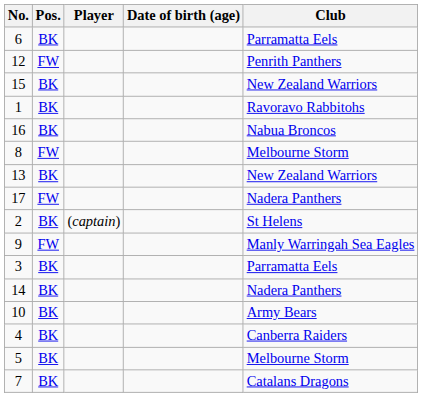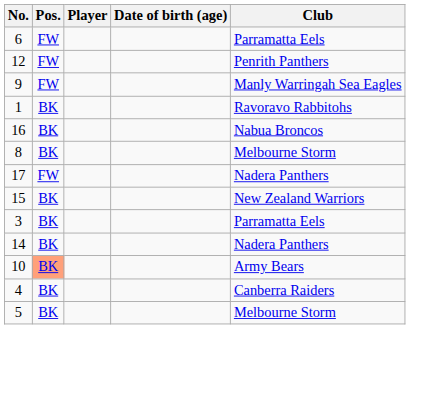(48, 38) BK -> (48, 38) FW
rows swapped: (18, 244) <-> (18, 84)
(48, 152) FW -> (48, 152) BK
- row: (18, 175)
- row: (18, 221)
(48, 312) no background -> (48, 267) lightsalmon background
- row: (18, 381)
